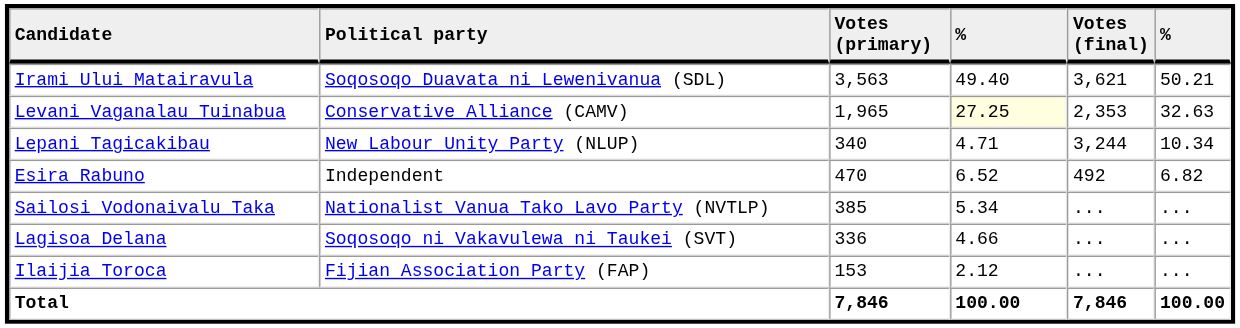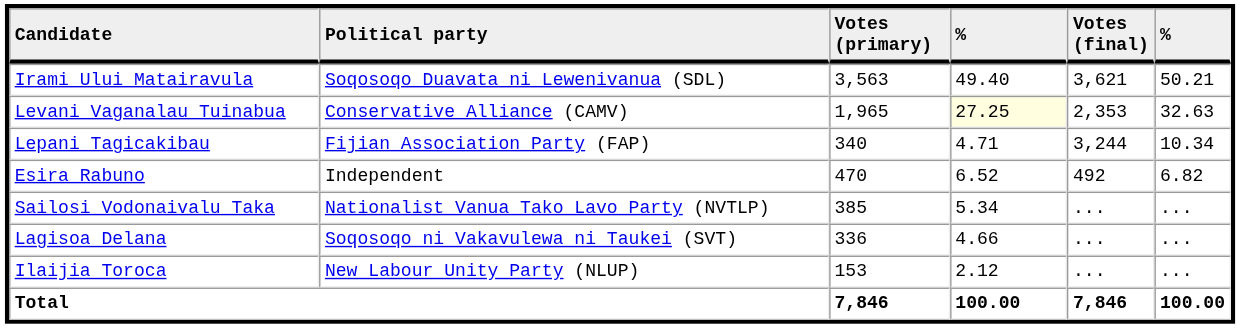(482, 144) New Labour Unity Party (NLUP) -> (488, 144) Fijian Association Party (FAP)
(488, 272) Fijian Association Party (FAP) -> (482, 272) New Labour Unity Party (NLUP)
